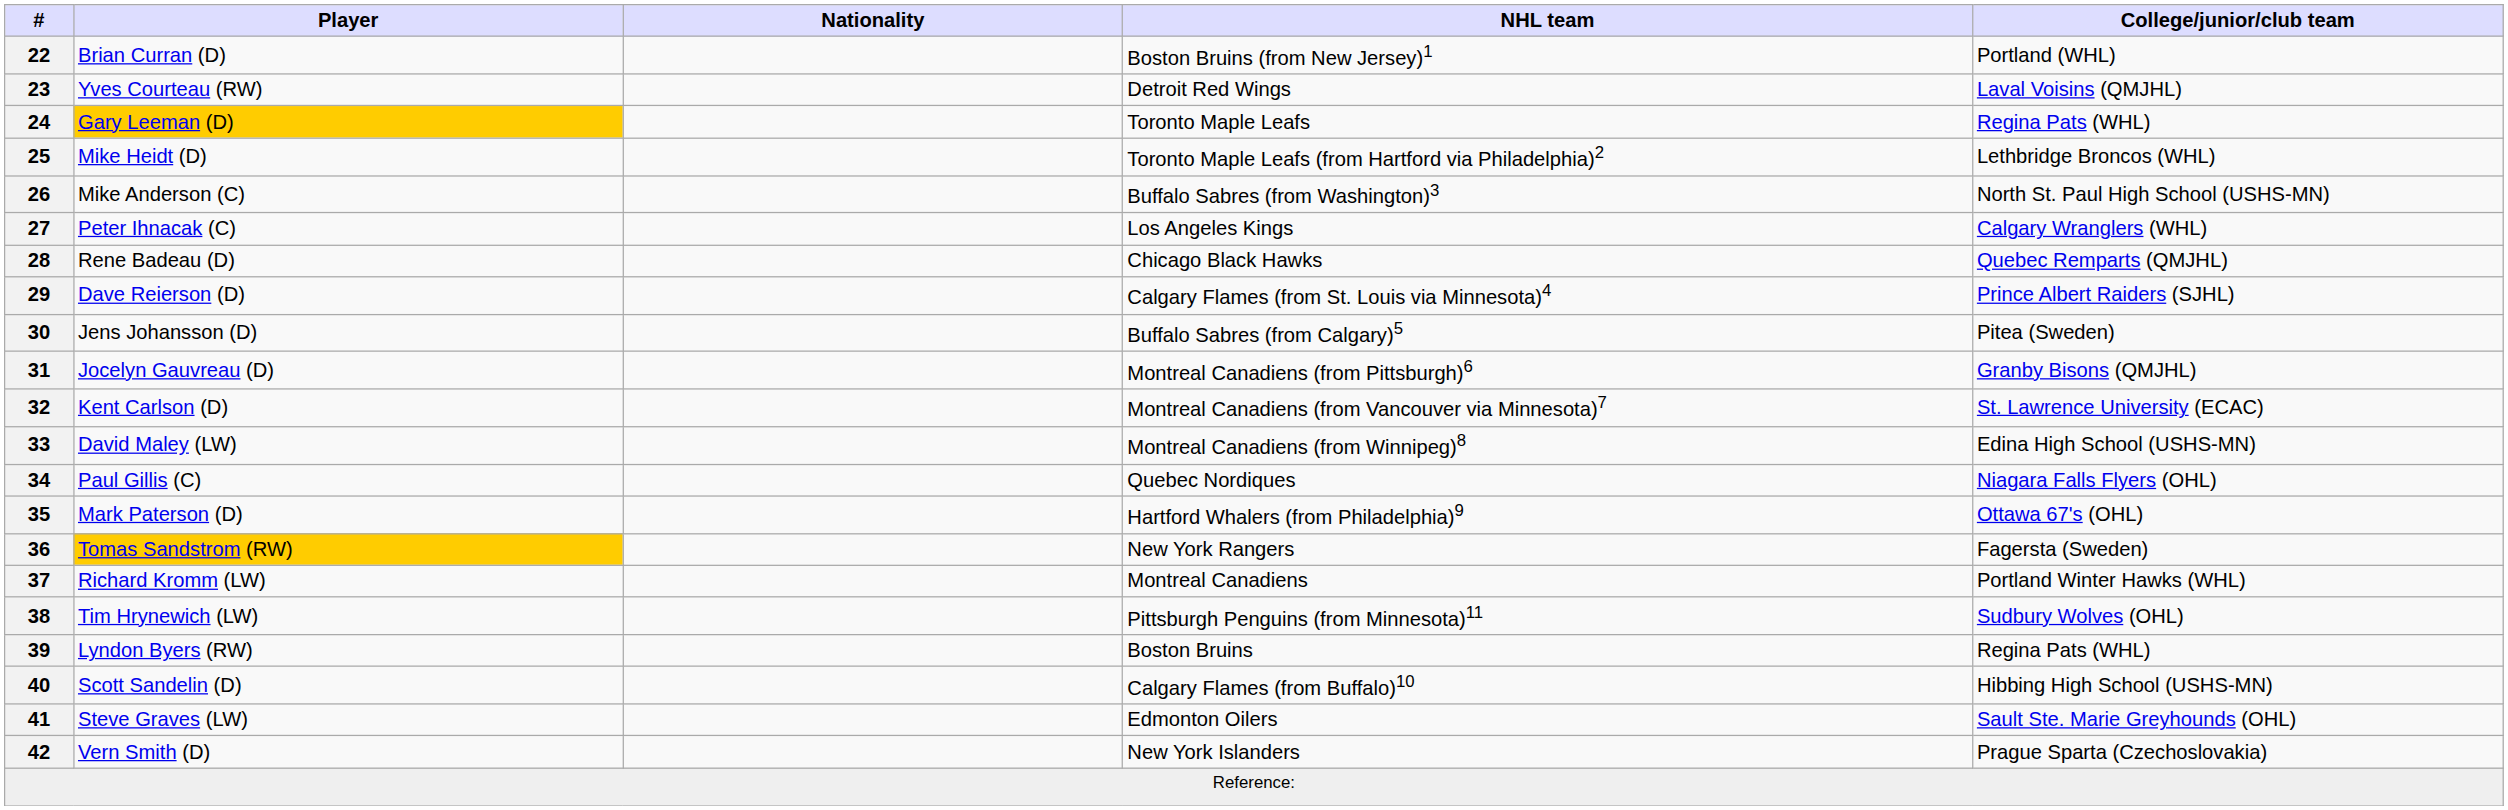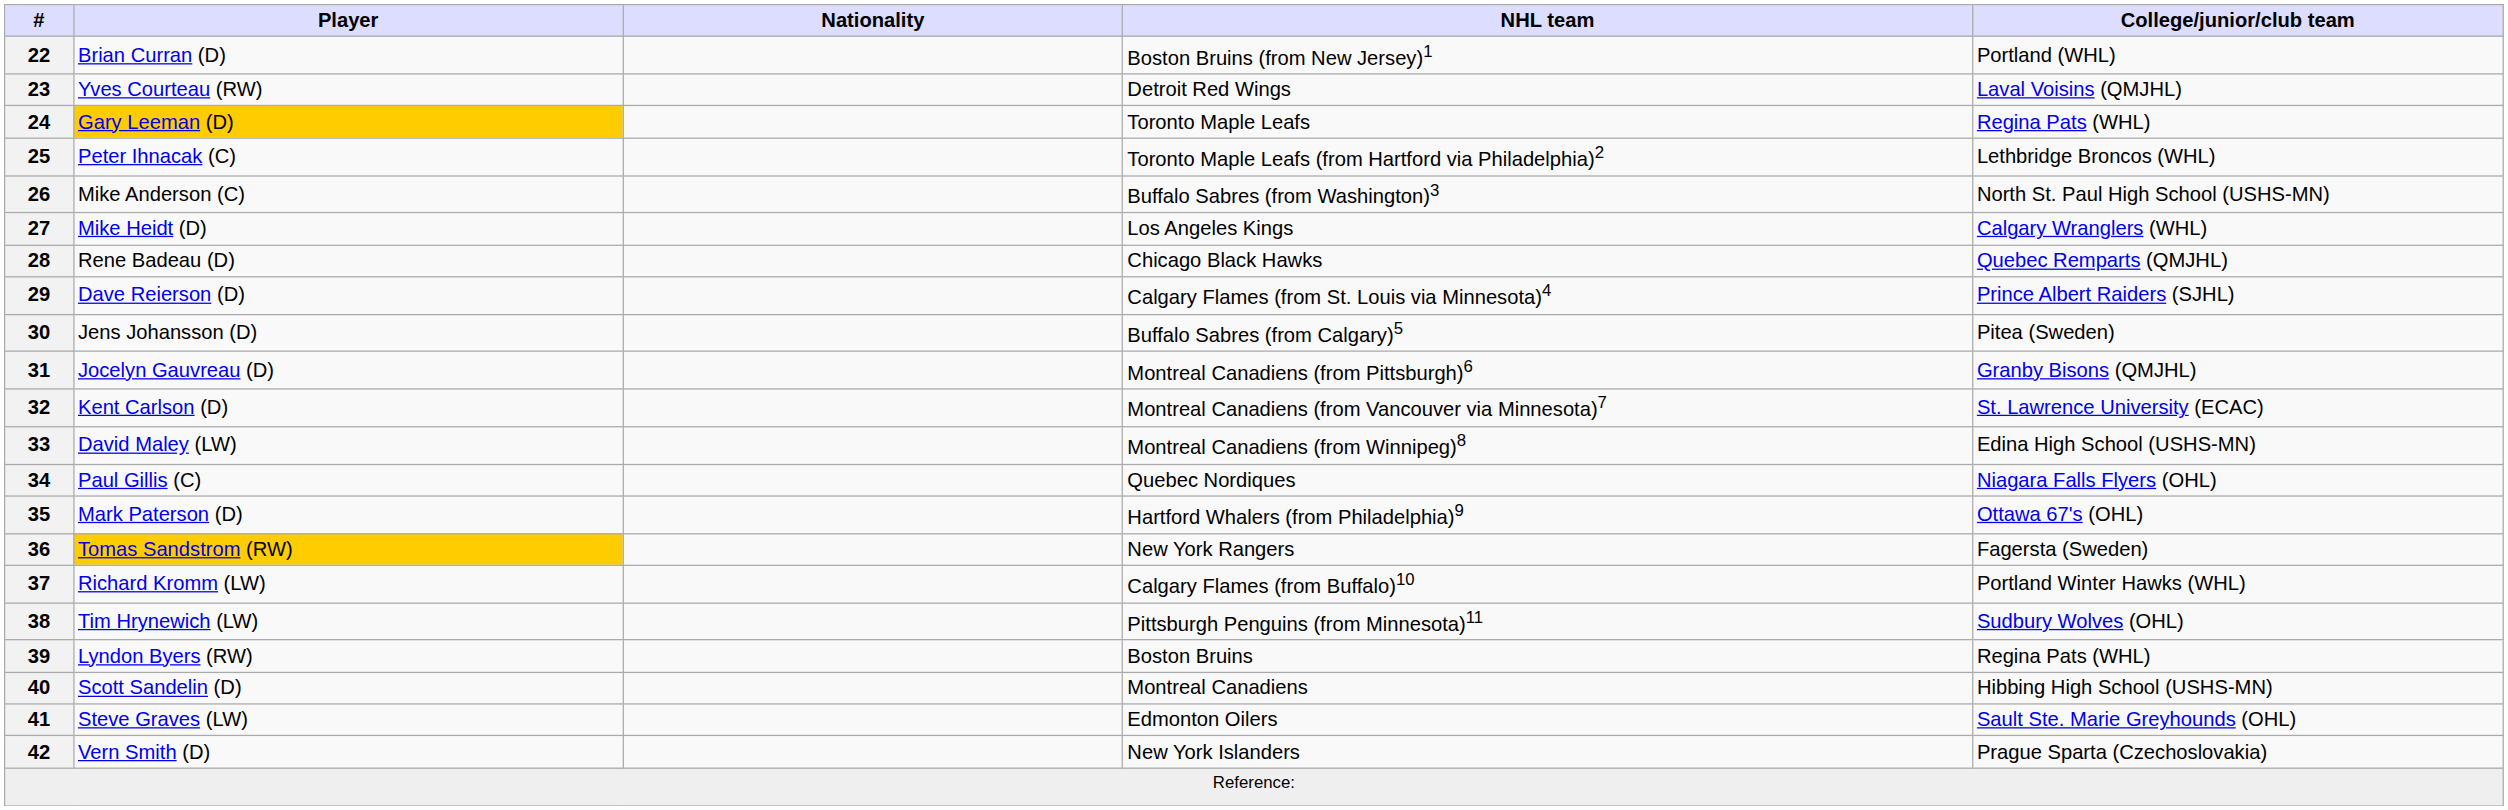(142, 156) Mike Heidt (D) -> (157, 156) Peter Ihnacak (C)
(157, 228) Peter Ihnacak (C) -> (142, 228) Mike Heidt (D)
(1218, 581) Montreal Canadiens -> (1271, 583) Calgary Flames (from Buffalo)10
(1271, 685) Calgary Flames (from Buffalo)10 -> (1218, 687) Montreal Canadiens
